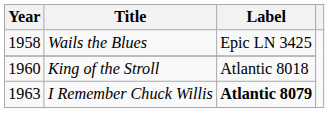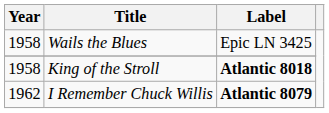(24, 68) 1960 -> (24, 68) 1958
(264, 68) normal -> (266, 68) bold
(24, 94) 1963 -> (24, 94) 1962
